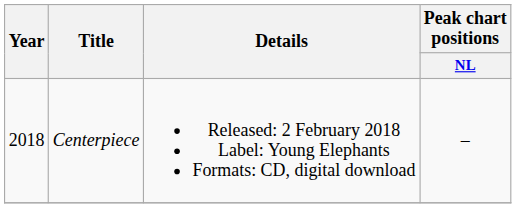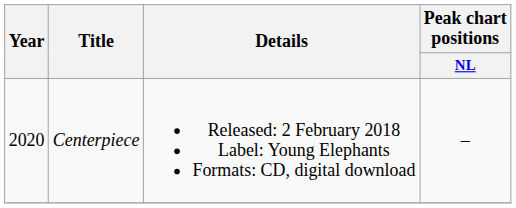(27, 140) 2018 -> (27, 140) 2020
